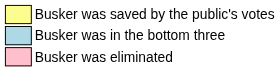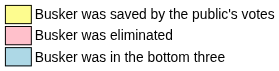rows swapped: (130, 36) <-> (104, 57)
